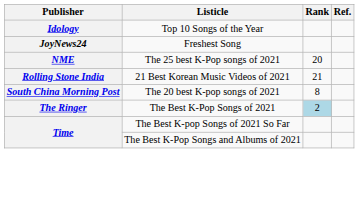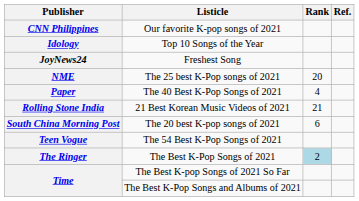+ row: (63, 28)
+ row: (63, 92)
(317, 92) 8 -> (317, 124) 6
+ row: (63, 140)
